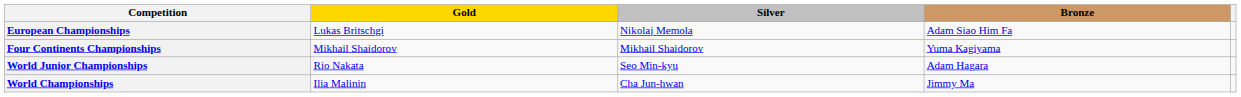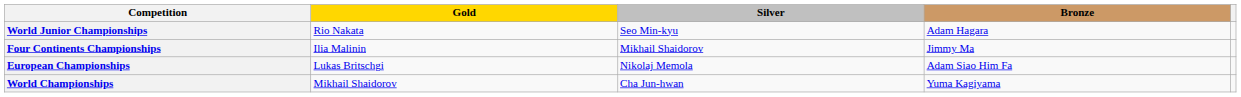rows swapped: (68, 30) <-> (77, 65)
(355, 48) Mikhail Shaidorov -> (340, 48) Ilia Malinin
(964, 48) Yuma Kagiyama -> (950, 48) Jimmy Ma
(340, 83) Ilia Malinin -> (355, 83) Mikhail Shaidorov
(950, 83) Jimmy Ma -> (964, 83) Yuma Kagiyama
